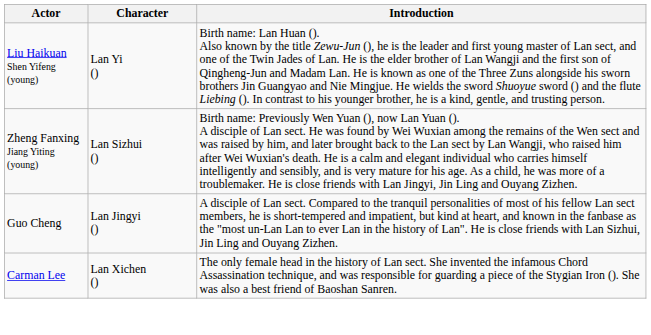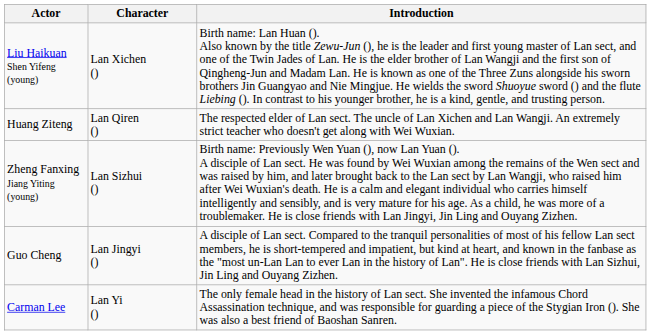(107, 65) Lan Yi () -> (118, 65) Lan Xichen ()
+ row: (40, 124)
(118, 275) Lan Xichen () -> (107, 307) Lan Yi ()
